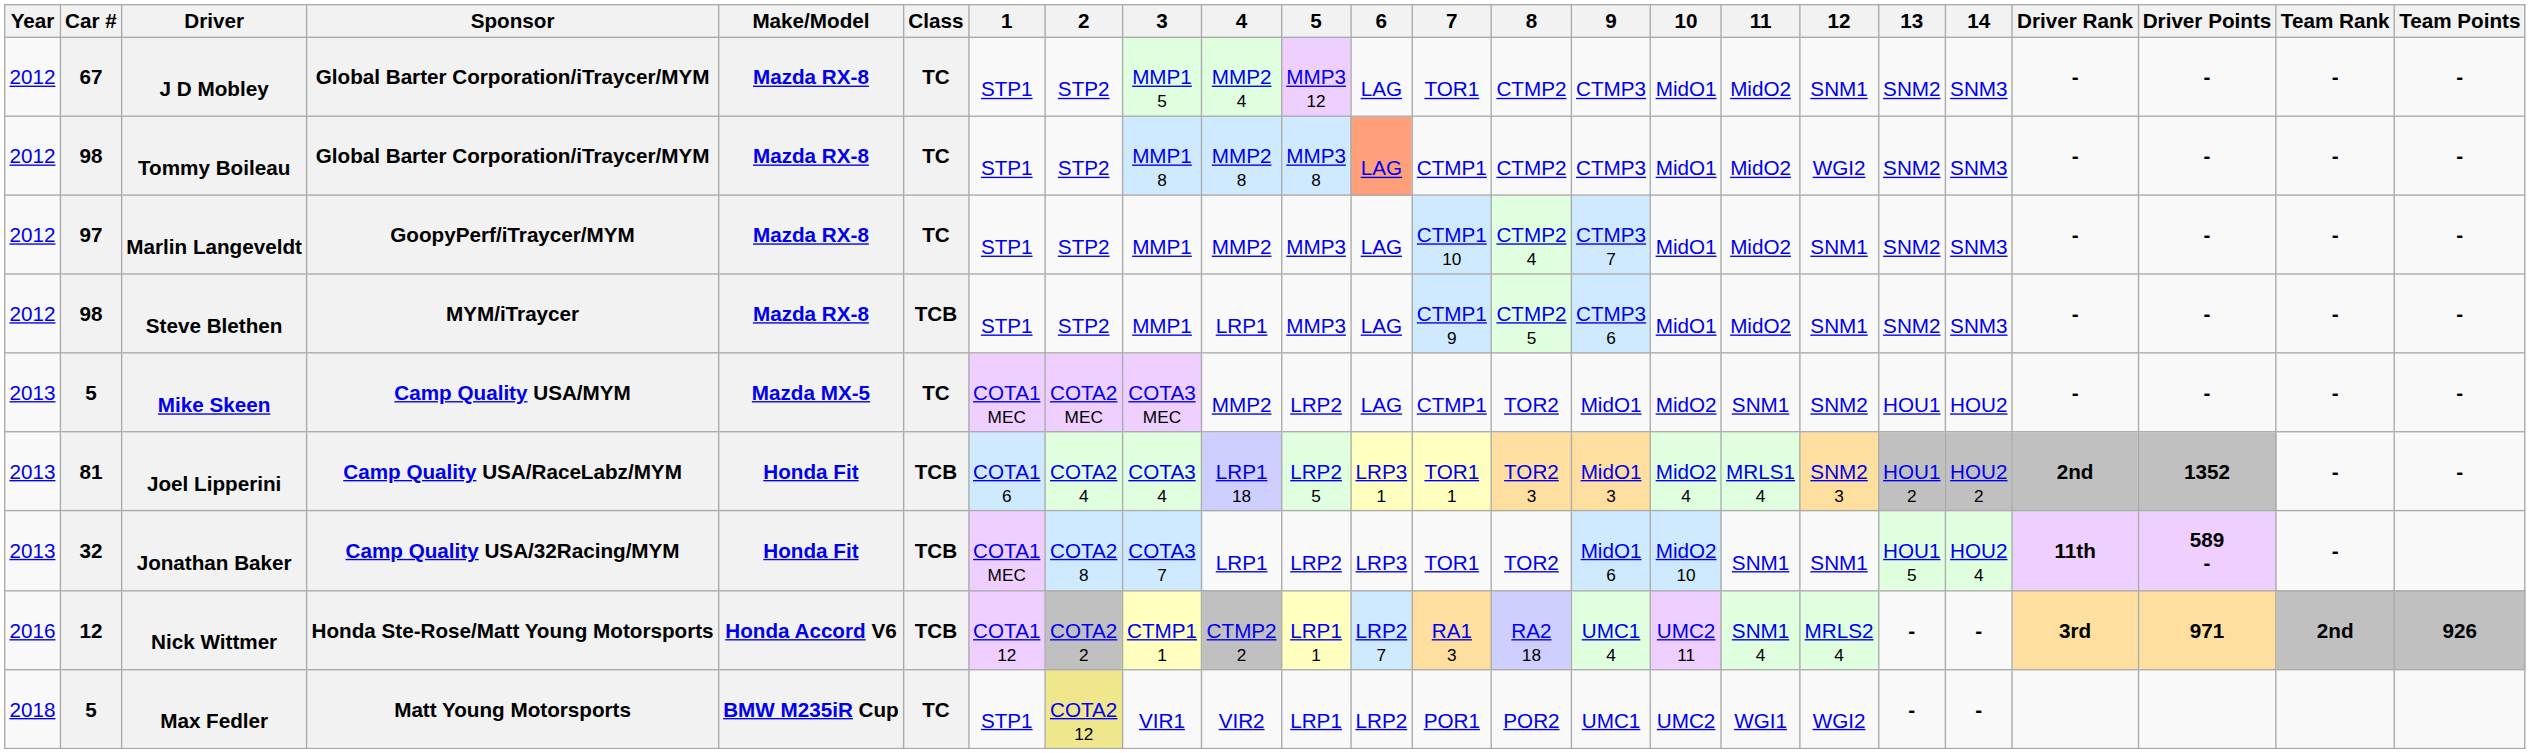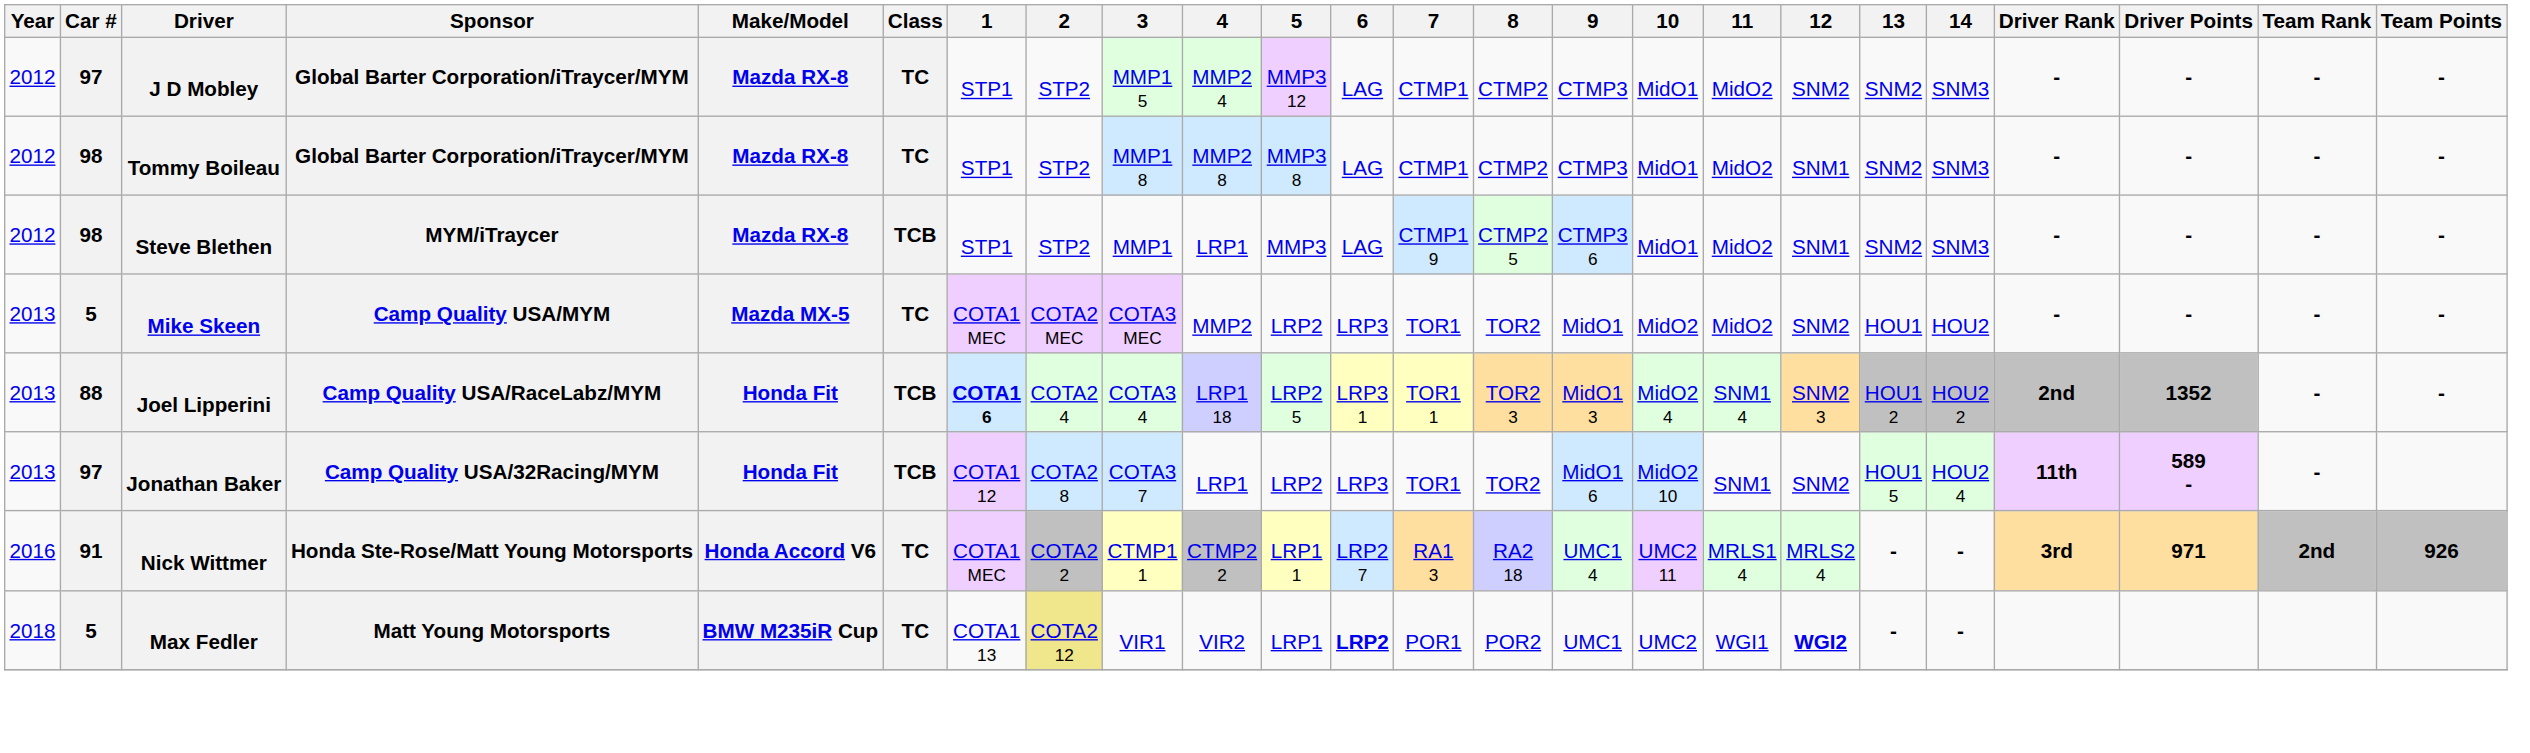(91, 77) 67 -> (91, 77) 97
(1452, 89) TOR1 -> (1433, 89) CTMP1
(1839, 89) SNM1 -> (1821, 89) SNM2
(1381, 168) lightsalmon background -> (1362, 168) no background
(1839, 168) WGI2 -> (1821, 168) SNM1
- row: (214, 247)
(1381, 404) LAG -> (1362, 326) LRP3
(1452, 404) CTMP1 -> (1433, 326) TOR1
(1761, 404) SNM1 -> (1742, 326) MidO2
(91, 472) 81 -> (91, 393) 88
(1007, 483) normal -> (987, 404) bold
(1761, 483) MRLS1 4 -> (1742, 404) SNM1 4
(91, 551) 32 -> (91, 472) 97
(1007, 562) COTA1 MEC -> (987, 483) COTA1 12
(1839, 562) SNM1 -> (1821, 483) SNM2
(91, 630) 12 -> (91, 551) 91
(936, 630) TCB -> (915, 551) TC
(1007, 641) COTA1 12 -> (987, 562) COTA1 MEC
(1761, 641) SNM1 4 -> (1742, 562) MRLS1 4
(1007, 720) STP1 -> (987, 641) COTA1 13
(1381, 720) normal -> (1362, 641) bold
(1839, 720) normal -> (1821, 641) bold
